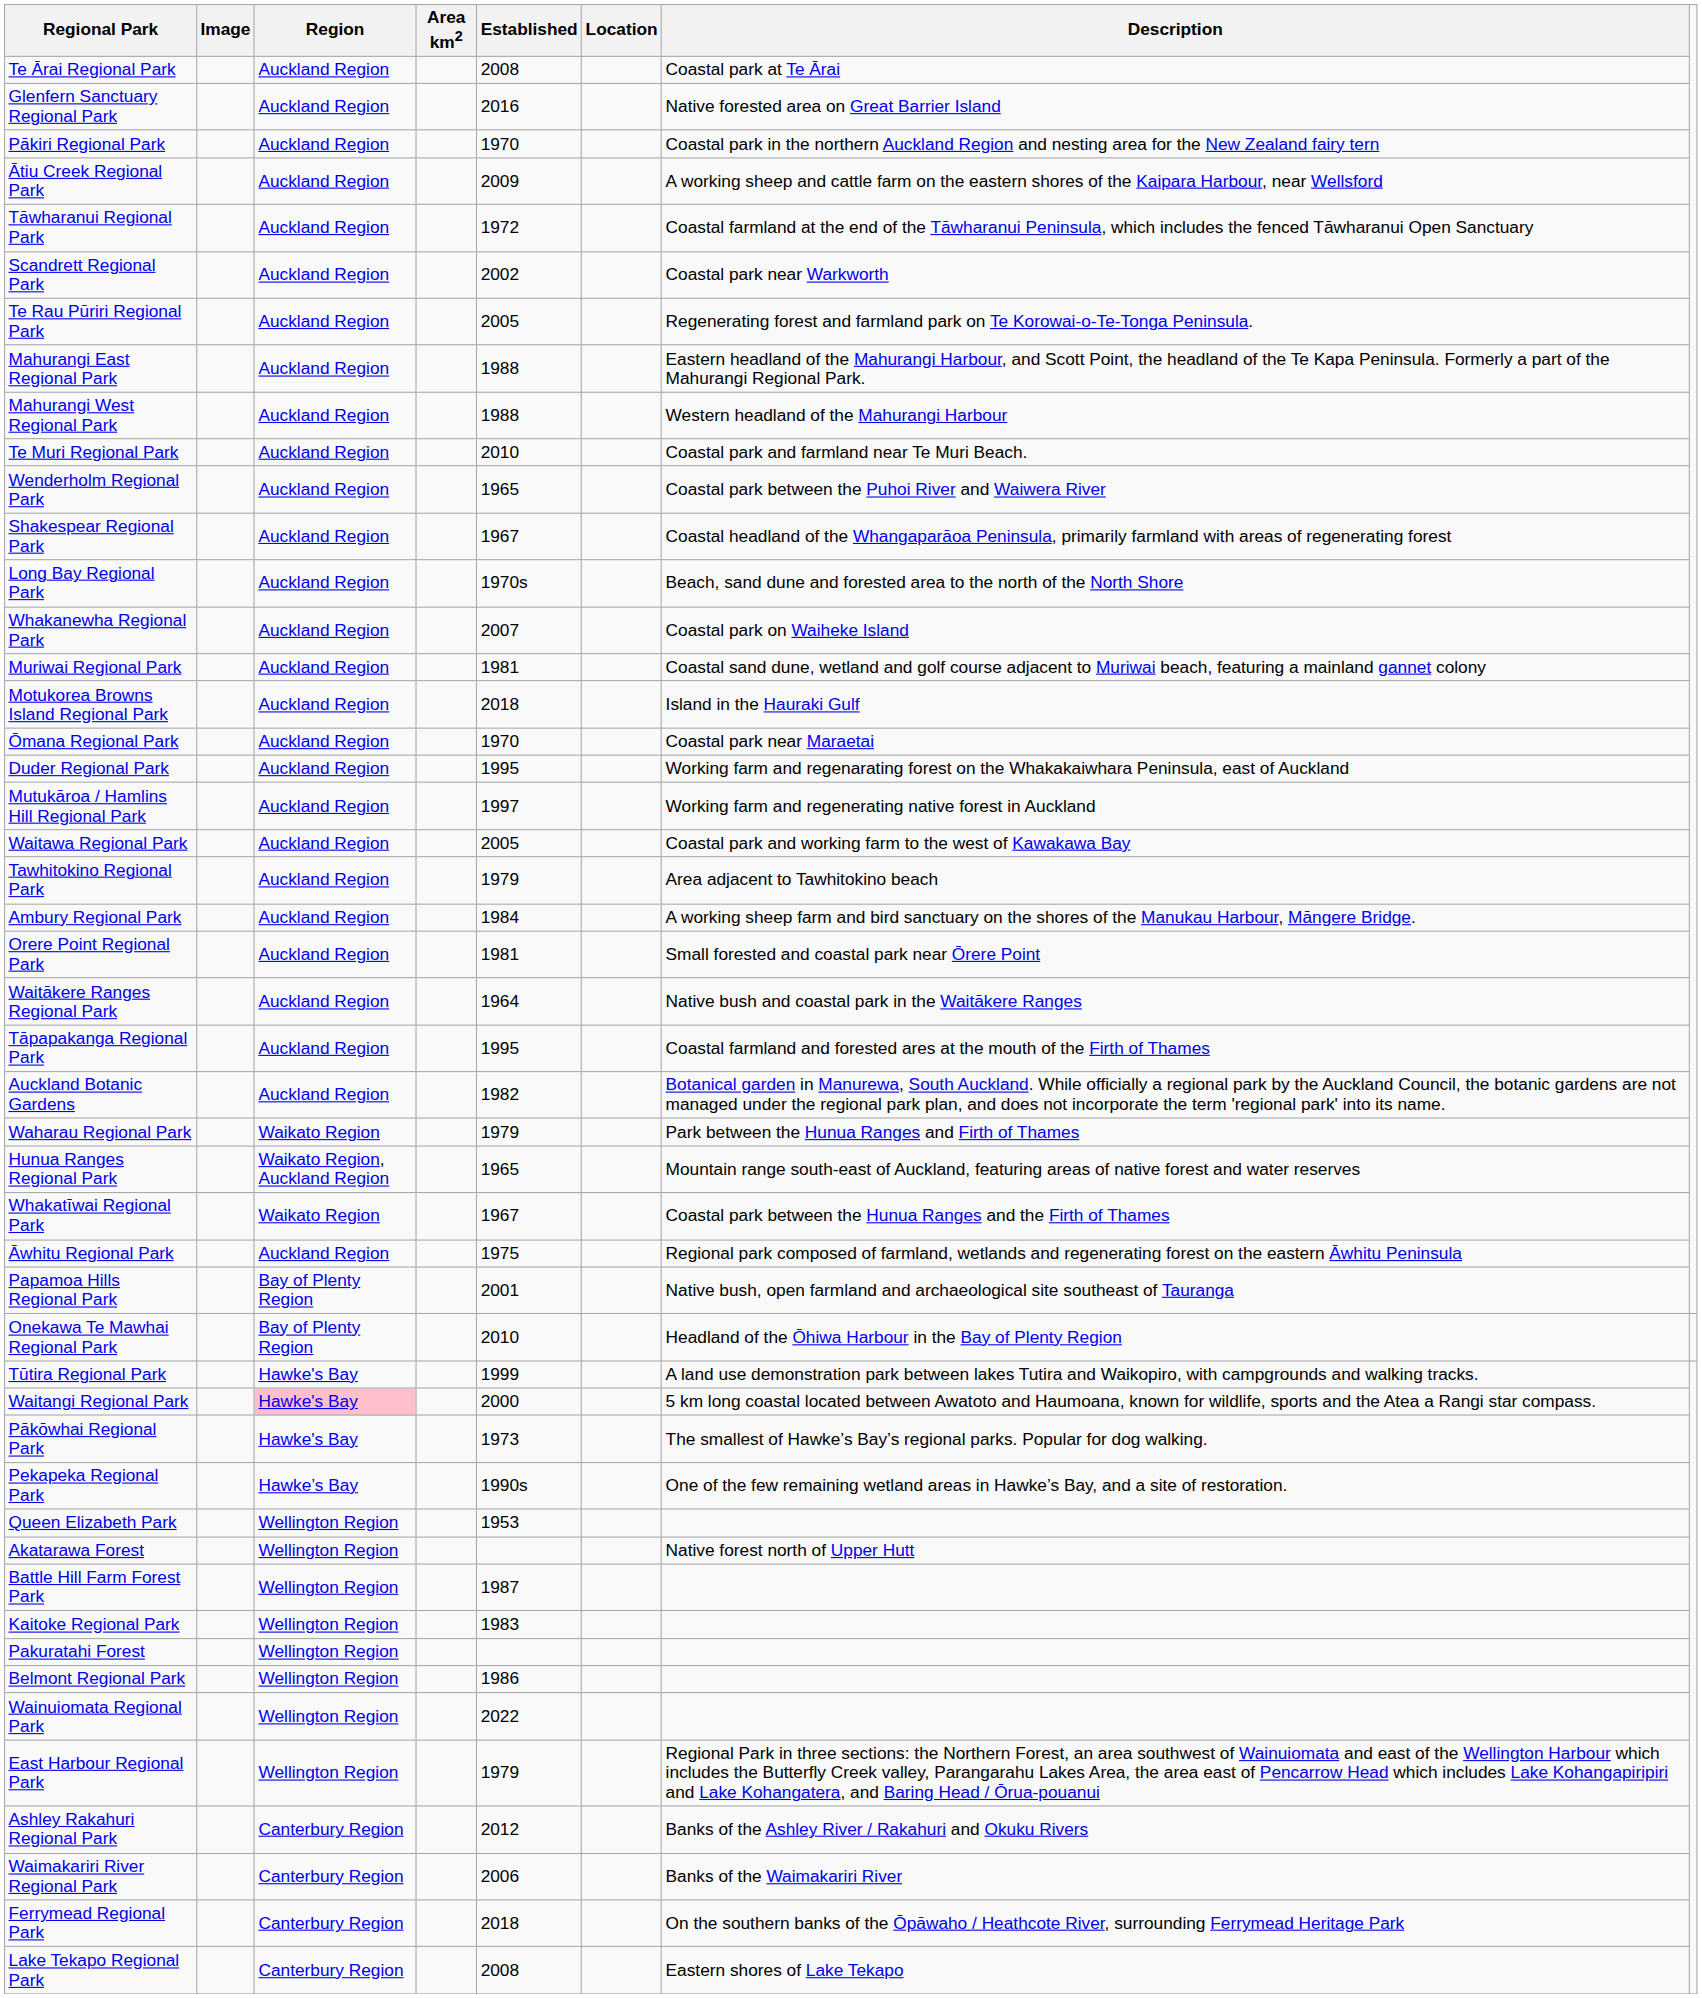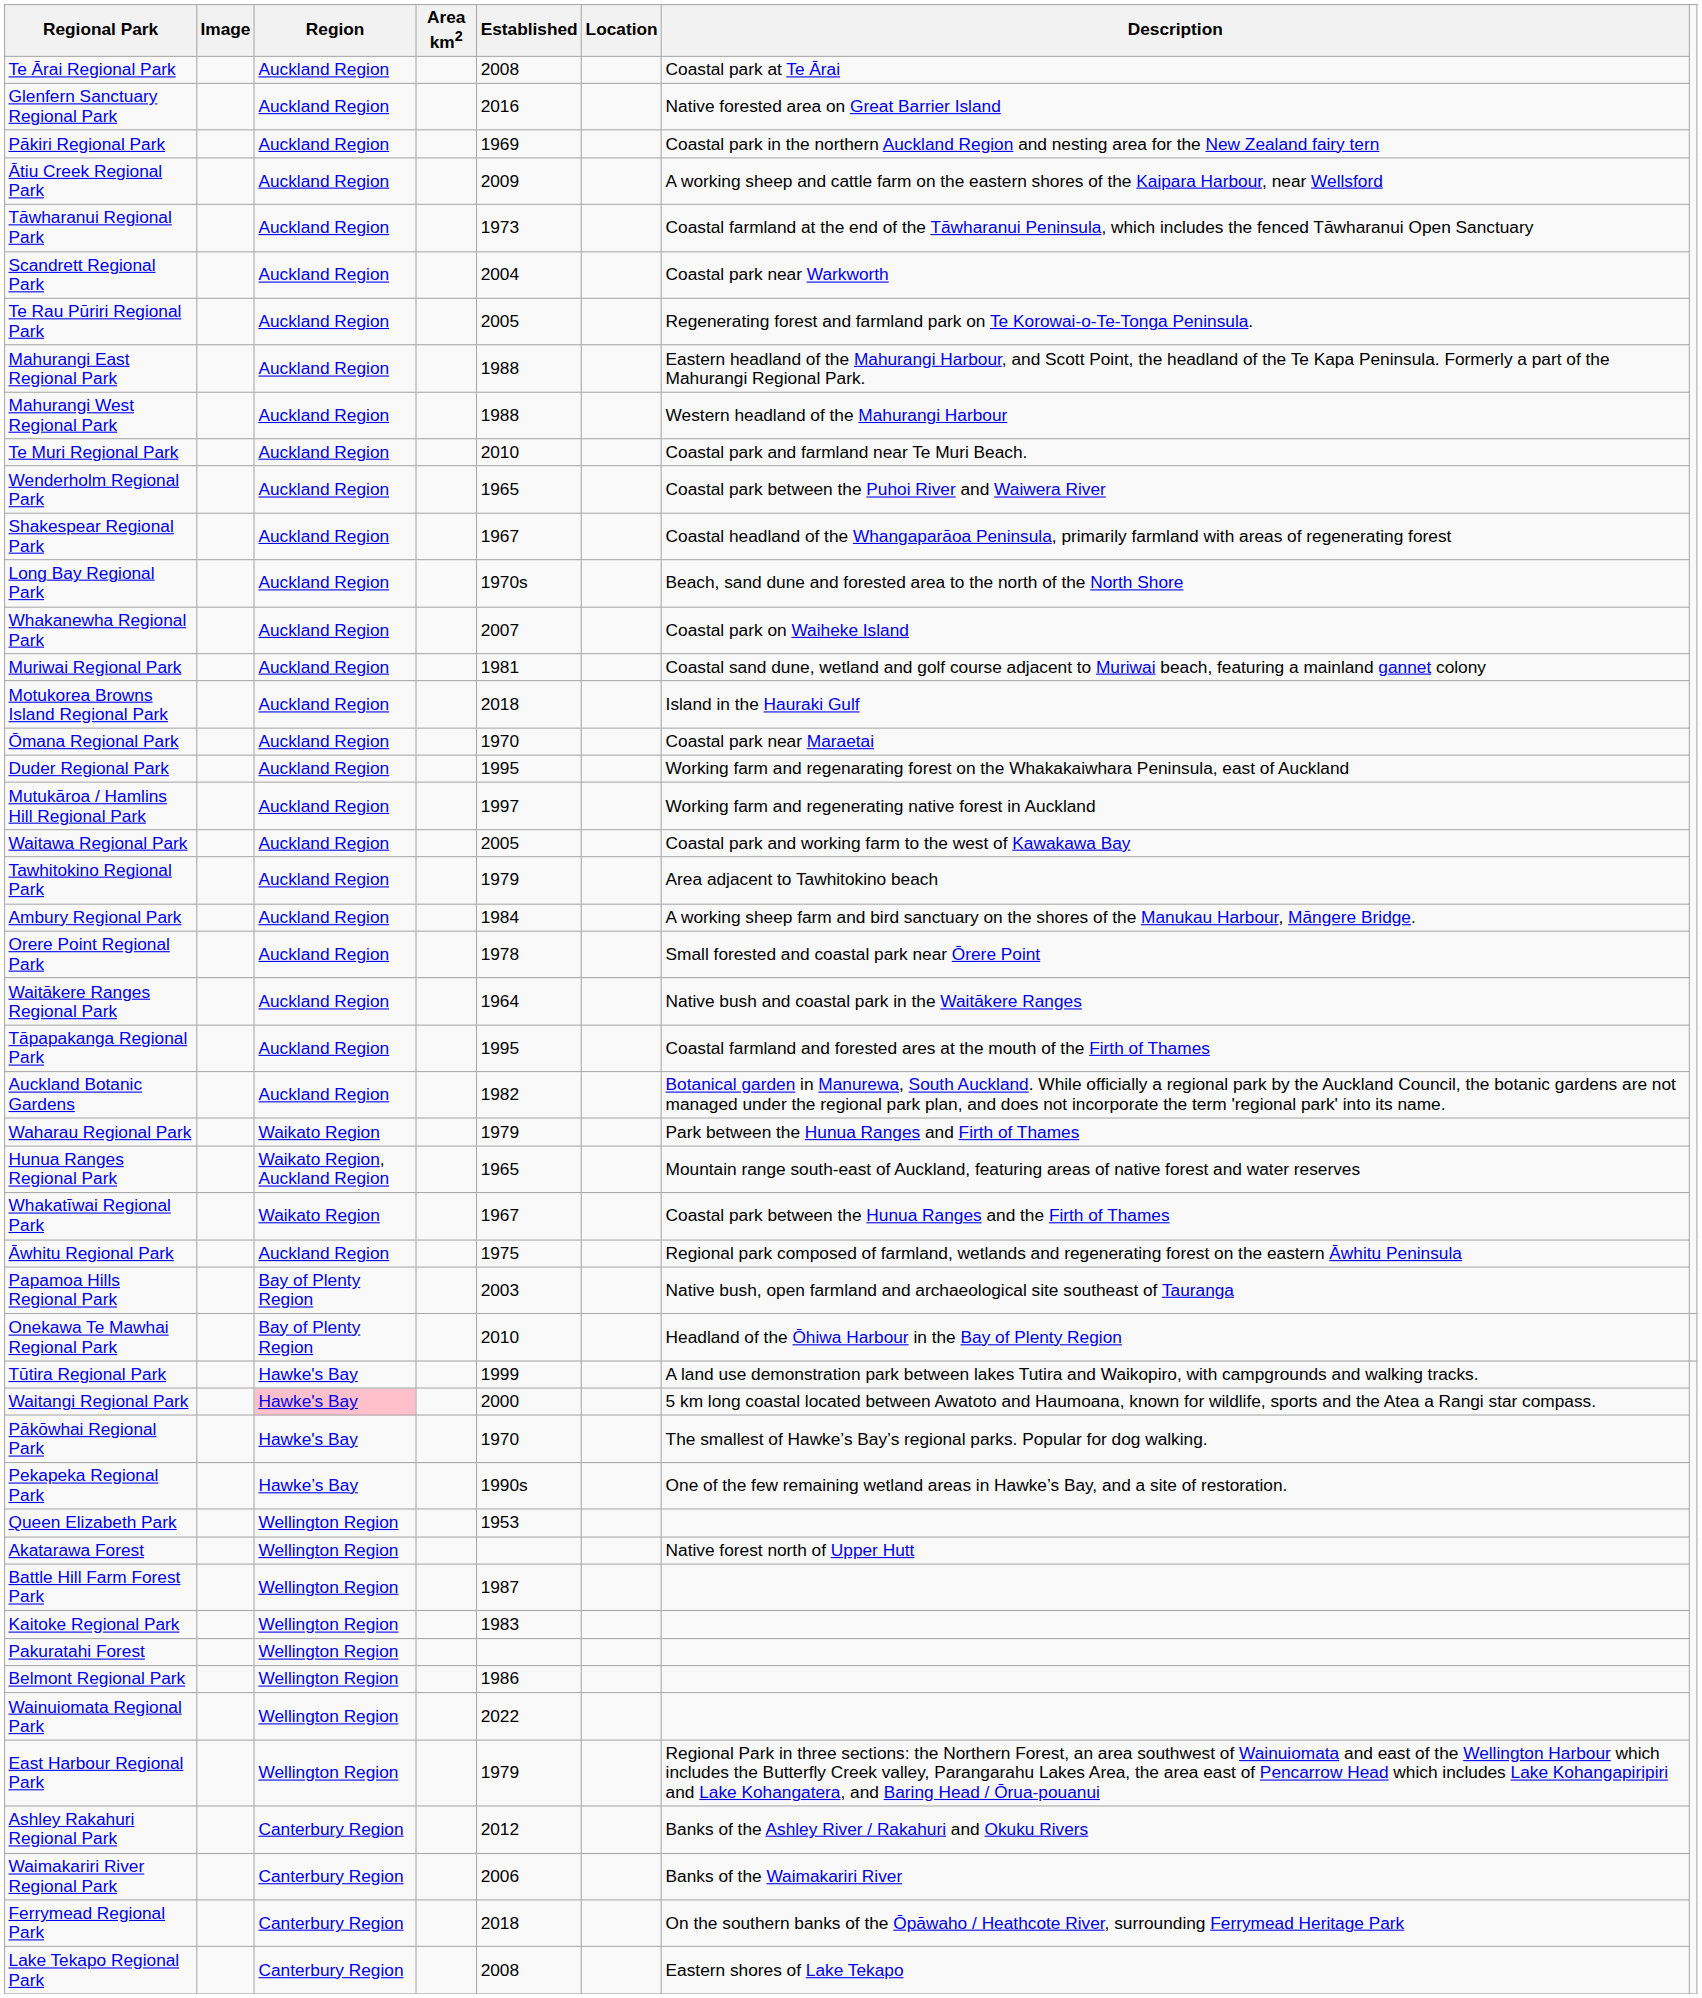(500, 143) 1970 -> (500, 143) 1969
(500, 227) 1972 -> (500, 227) 1973
(500, 274) 2002 -> (500, 274) 2004
(500, 954) 1981 -> (500, 954) 1978
(500, 1290) 2001 -> (500, 1290) 2003
(500, 1438) 1973 -> (500, 1438) 1970
